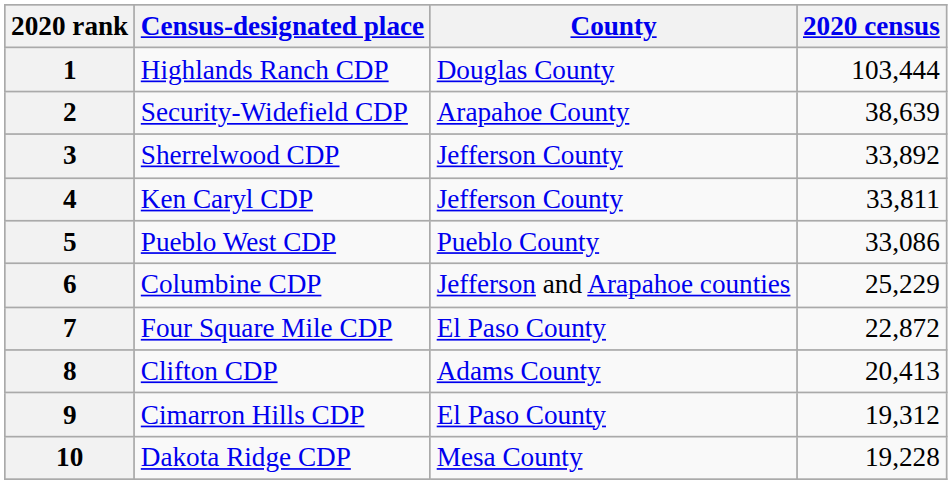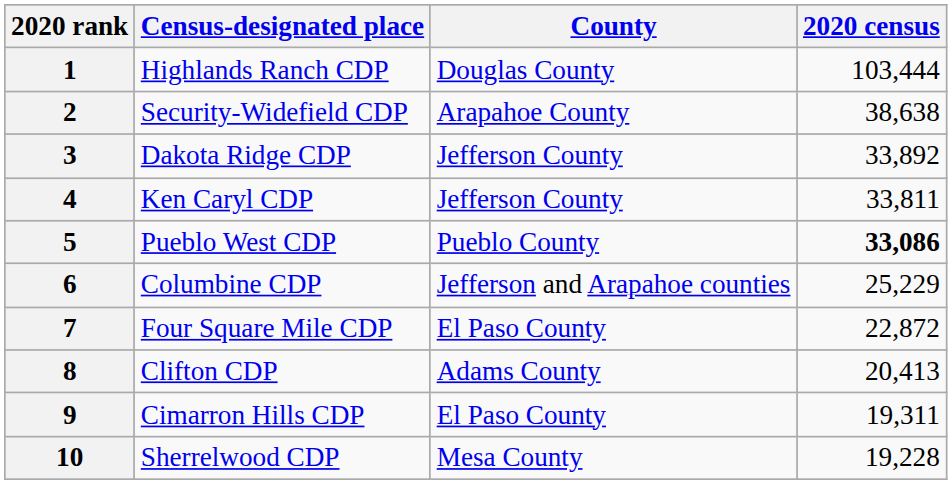(902, 112) 38,639 -> (902, 112) 38,638
(240, 155) Sherrelwood CDP -> (246, 155) Dakota Ridge CDP
(902, 241) normal -> (902, 241) bold
(902, 414) 19,312 -> (903, 414) 19,311
(246, 457) Dakota Ridge CDP -> (240, 457) Sherrelwood CDP
